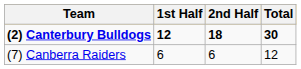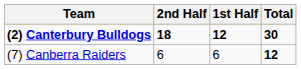columns swapped: (180, 14) <-> (233, 14)
(271, 54) normal -> (271, 54) bold
